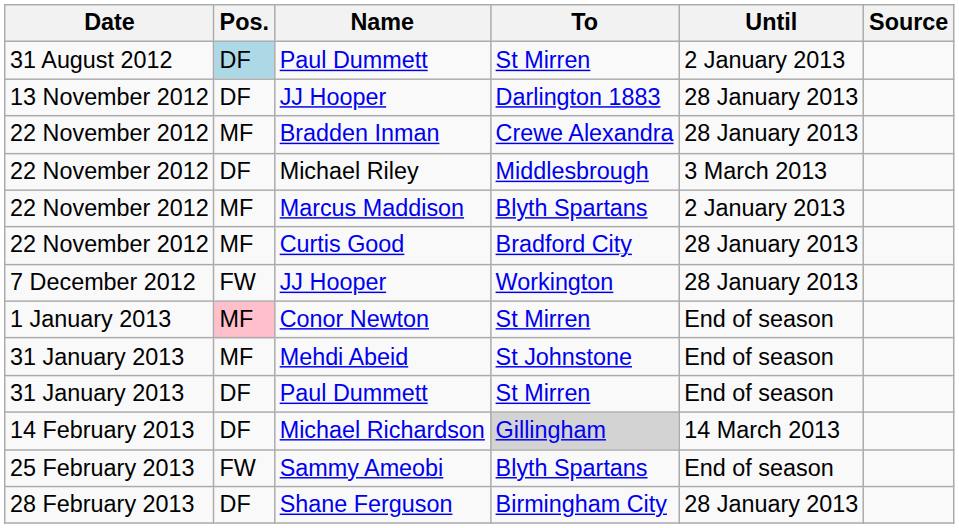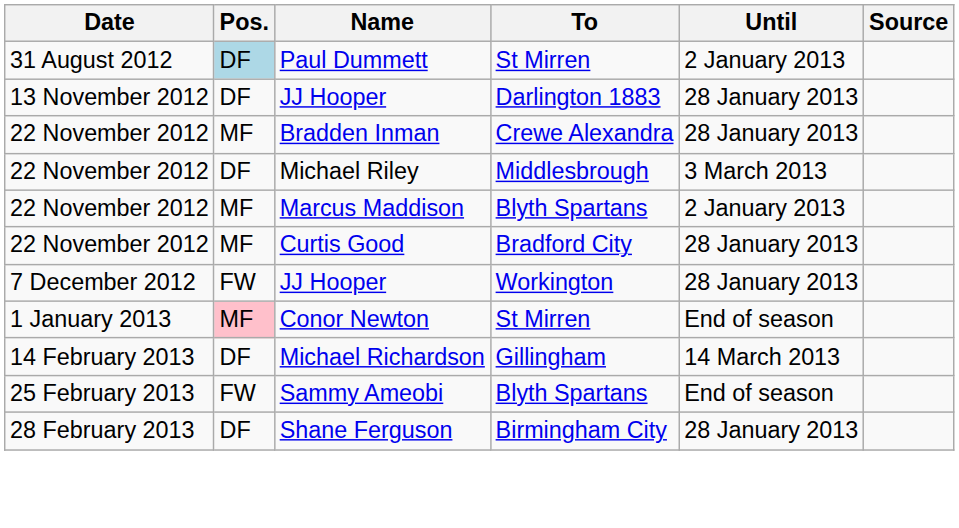- row: (97, 356)
- row: (97, 393)
(551, 430) lightgrey background -> (551, 356) no background
